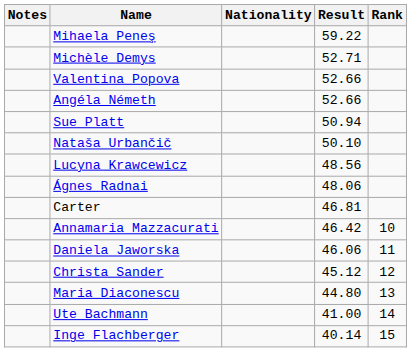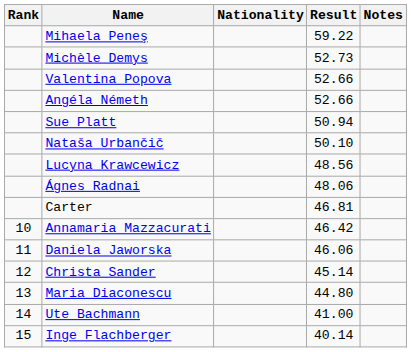columns swapped: (387, 15) <-> (27, 15)
(342, 58) 52.71 -> (334, 58) 52.73
(342, 272) 45.12 -> (334, 272) 45.14
